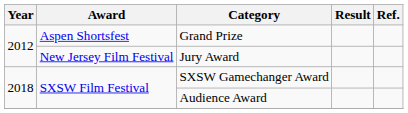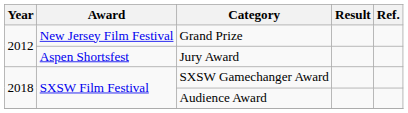(84, 35) Aspen Shortsfest -> (107, 35) New Jersey Film Festival
(107, 56) New Jersey Film Festival -> (84, 56) Aspen Shortsfest
